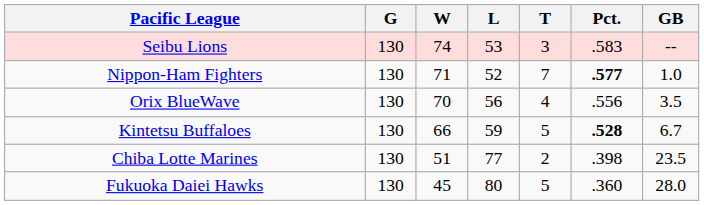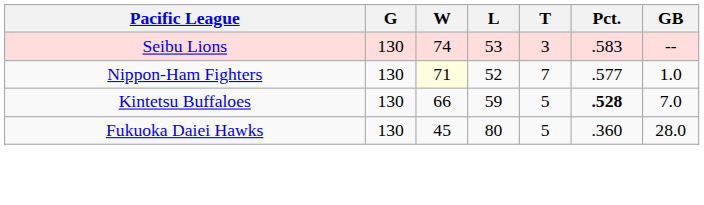(442, 74) no background -> (442, 74) lightyellow background
(607, 74) bold -> (607, 74) normal
- row: (185, 102)
(671, 130) 6.7 -> (671, 102) 7.0
- row: (185, 158)
